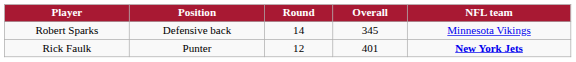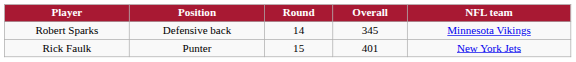(299, 48) 12 -> (299, 48) 15
(489, 48) bold -> (489, 48) normal
